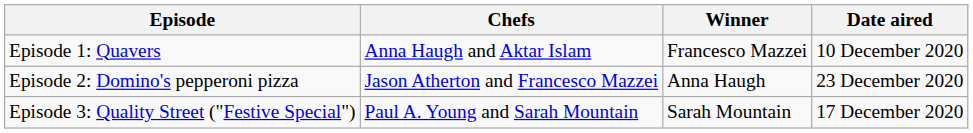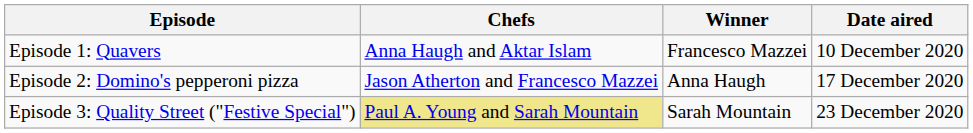(890, 81) 23 December 2020 -> (890, 81) 17 December 2020
(501, 111) no background -> (501, 111) khaki background
(890, 111) 17 December 2020 -> (890, 111) 23 December 2020
